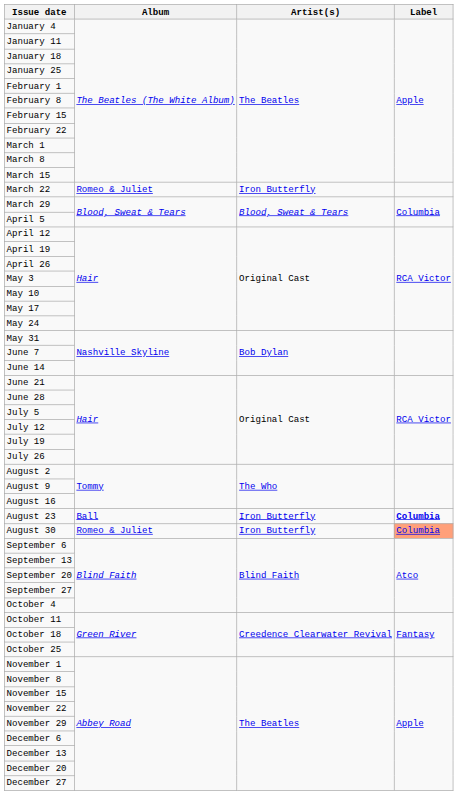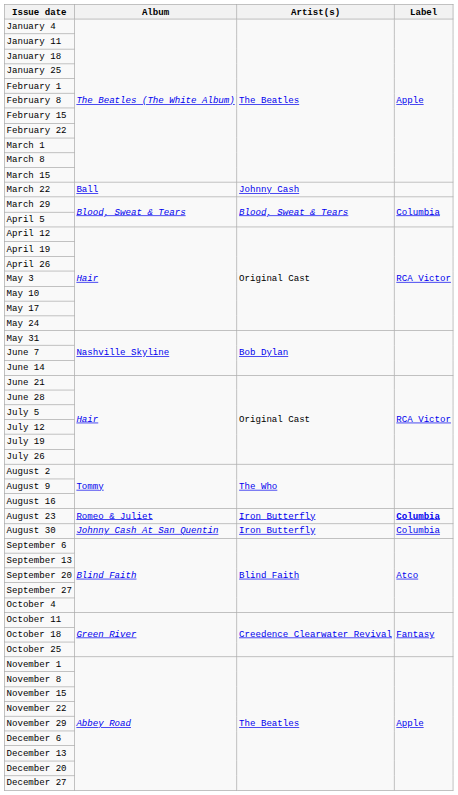(115, 190) Romeo & Juliet -> (87, 190) Ball
(277, 190) Iron Butterfly -> (269, 190) Johnny Cash
(87, 516) Ball -> (115, 516) Romeo & Juliet
(115, 531) Romeo & Juliet -> (147, 531) Johnny Cash At San Quentin
(418, 531) lightsalmon background -> (418, 531) no background
